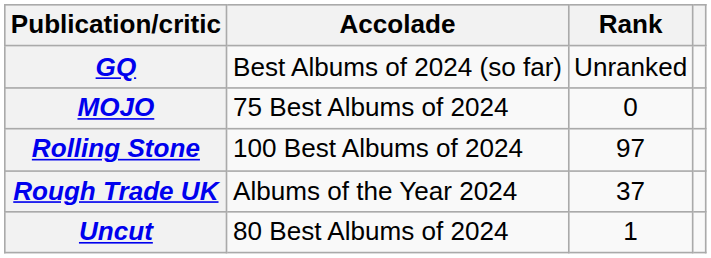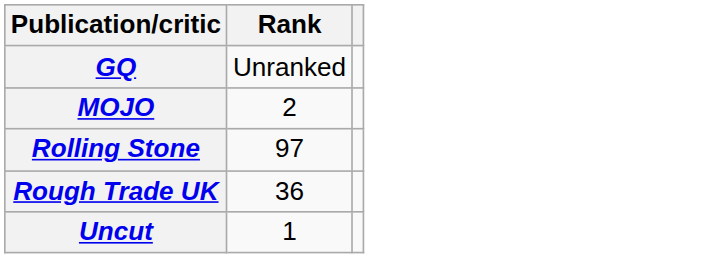- column: (398, 25)
(631, 107) 0 -> (290, 107) 2
(631, 190) 37 -> (290, 190) 36
